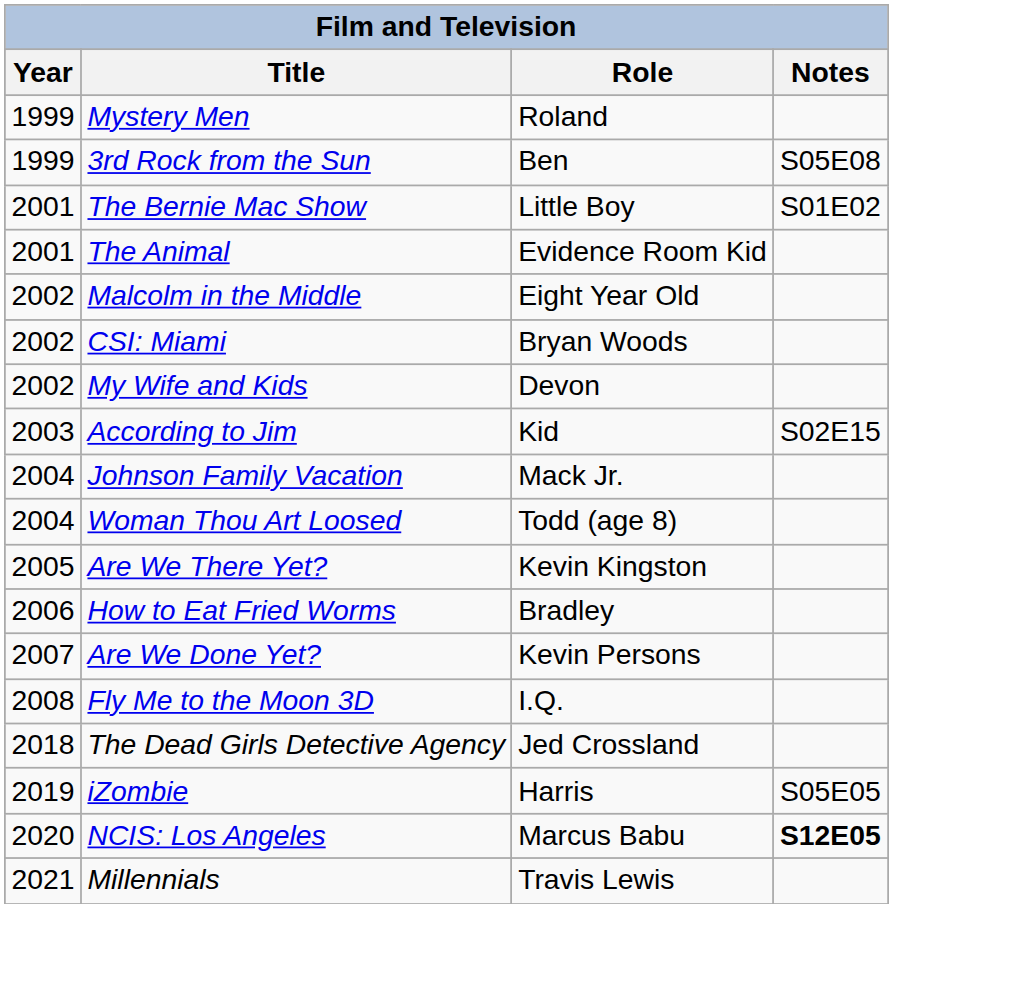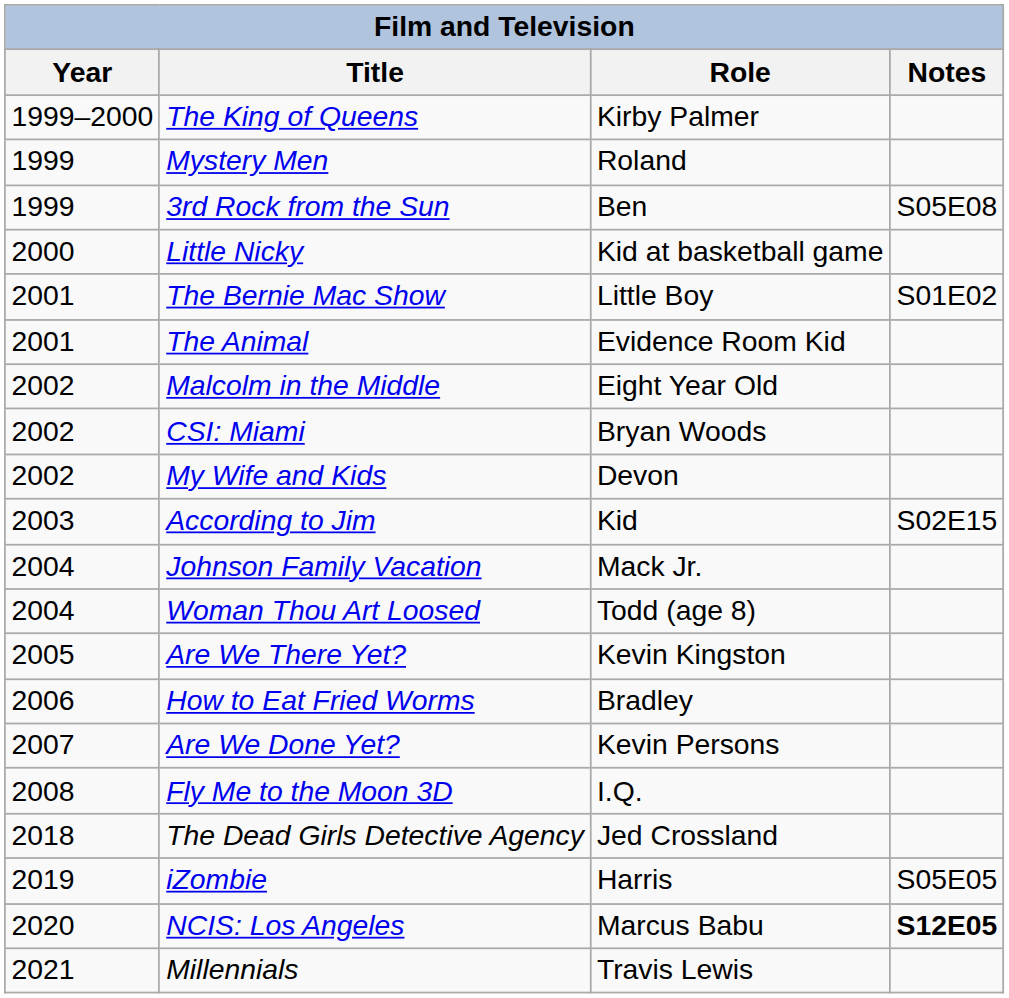+ row: (292, 116)
+ row: (235, 251)
